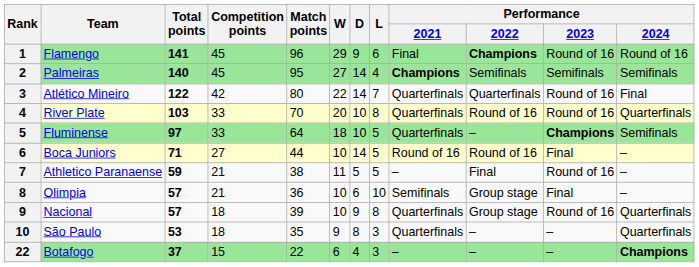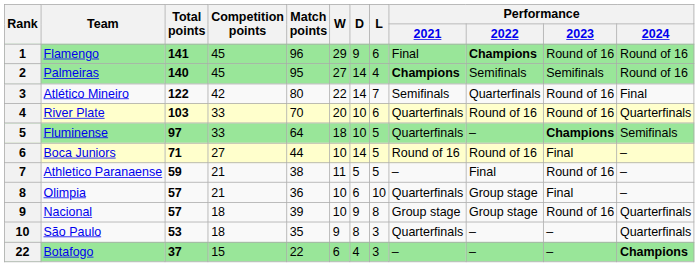(649, 73) Semifinals -> (654, 73) Round of 16
(427, 93) Quarterfinals -> (421, 93) Semifinals
(376, 113) 8 -> (376, 113) 6
(421, 192) Semifinals -> (427, 192) Quarterfinals
(427, 212) Quarterfinals -> (426, 212) Group stage
